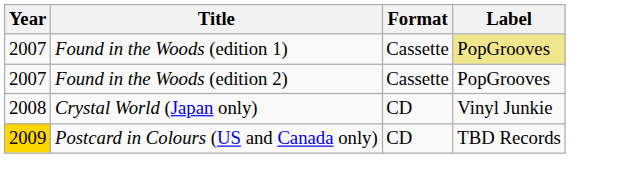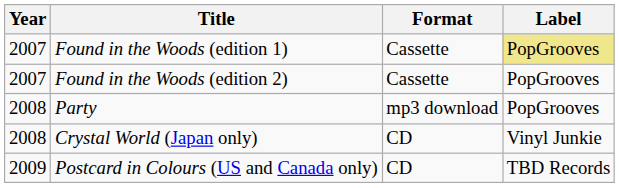+ row: (76, 108)
(28, 138) gold background -> (28, 167) no background
